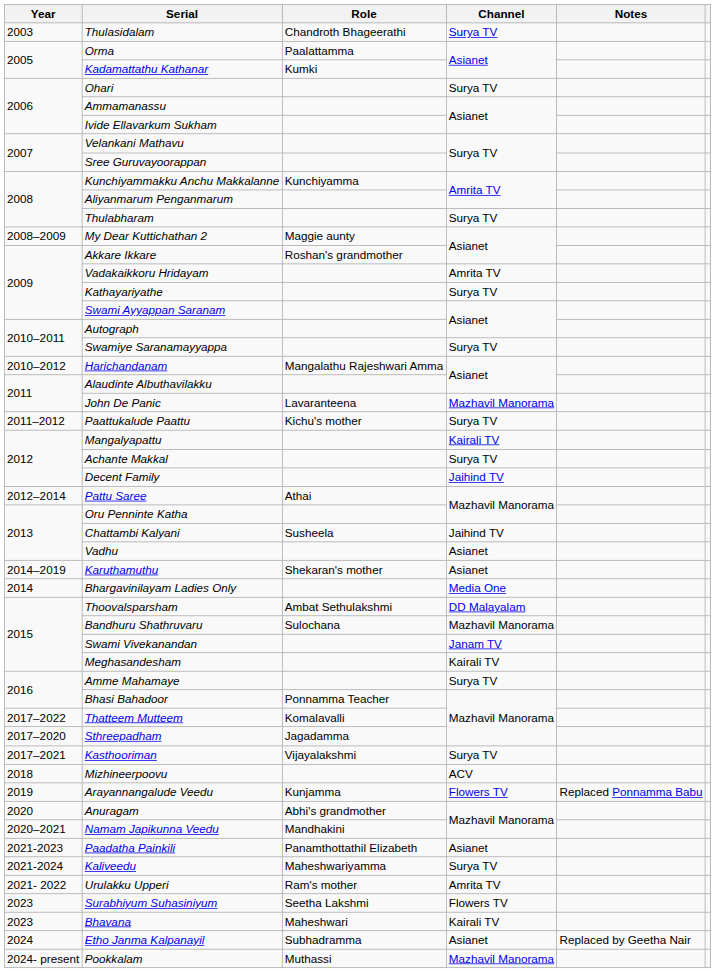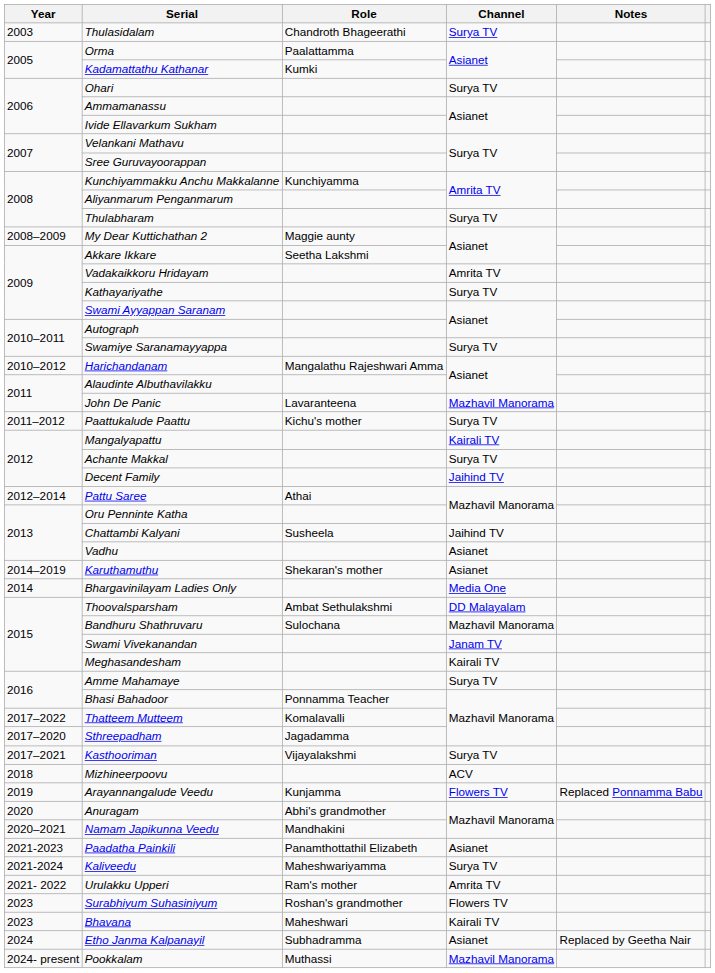(344, 255) Roshan's grandmother -> (327, 255) Seetha Lakshmi
(327, 903) Seetha Lakshmi -> (344, 903) Roshan's grandmother
